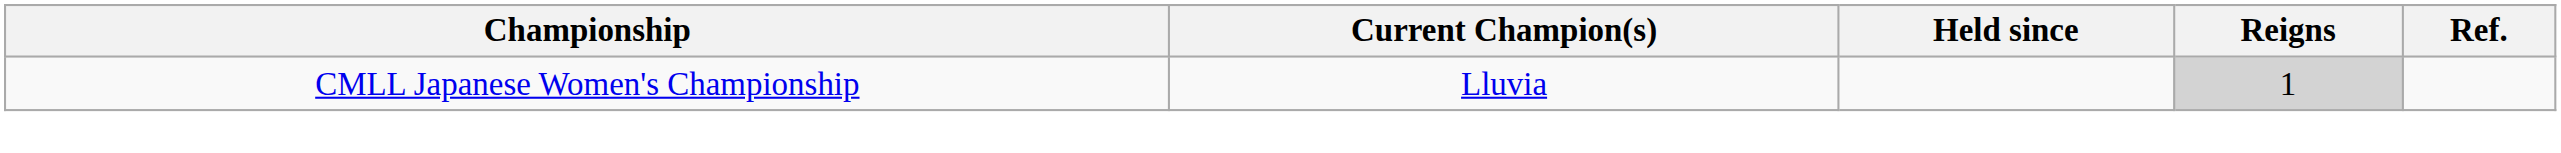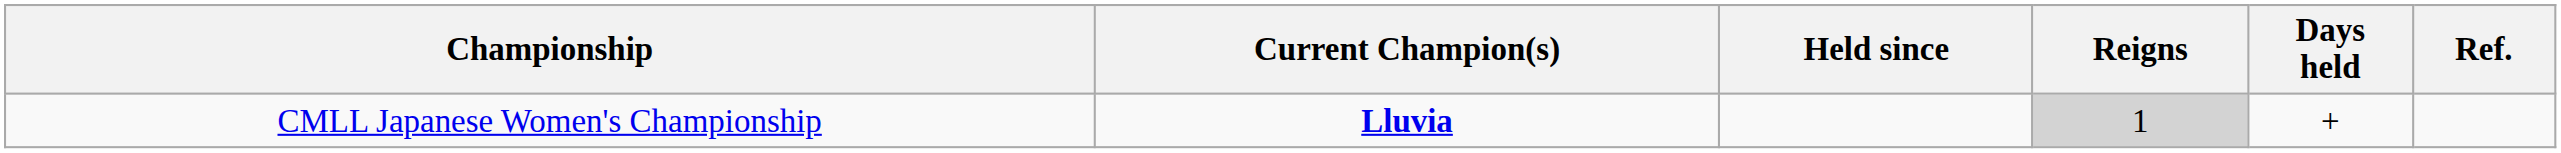+ column: (2330, 49)
(1504, 82) normal -> (1407, 119) bold
